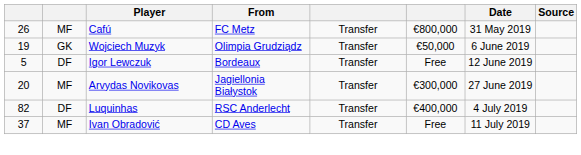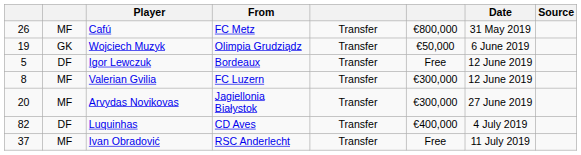+ row: (123, 79)
(252, 108) RSC Anderlecht -> (235, 125) CD Aves
(235, 125) CD Aves -> (252, 141) RSC Anderlecht
